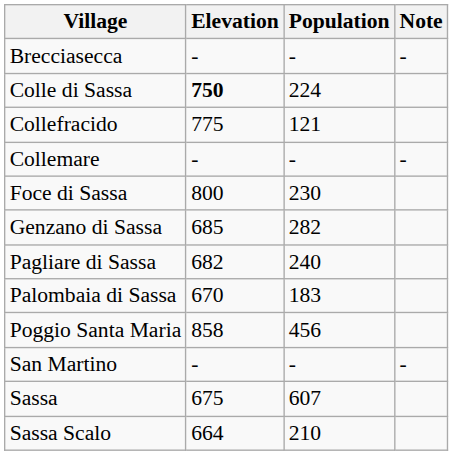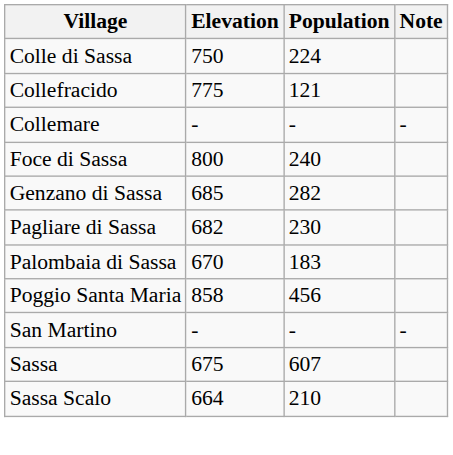- row: (66, 55)
(207, 90) bold -> (207, 55) normal
(305, 192) 230 -> (305, 158) 240
(305, 261) 240 -> (305, 227) 230
